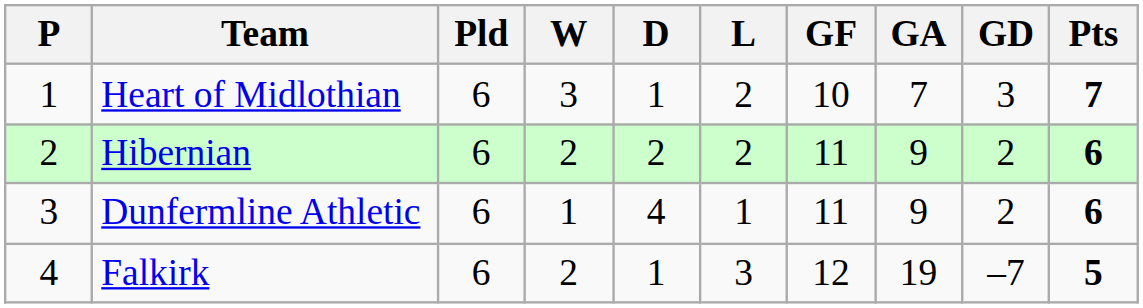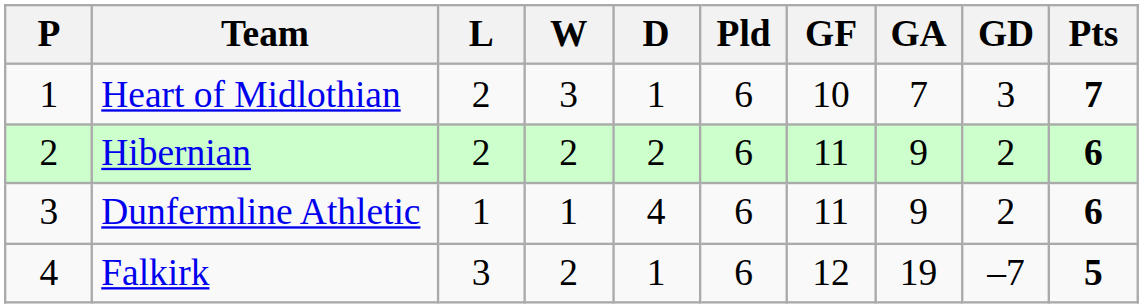columns swapped: (481, 34) <-> (744, 34)
